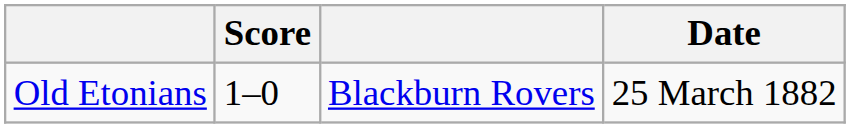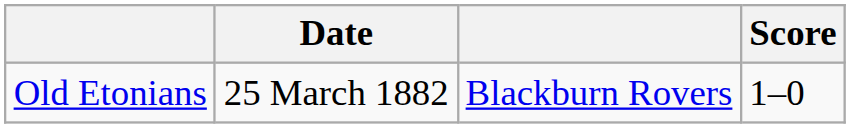columns swapped: (267, 33) <-> (724, 33)
